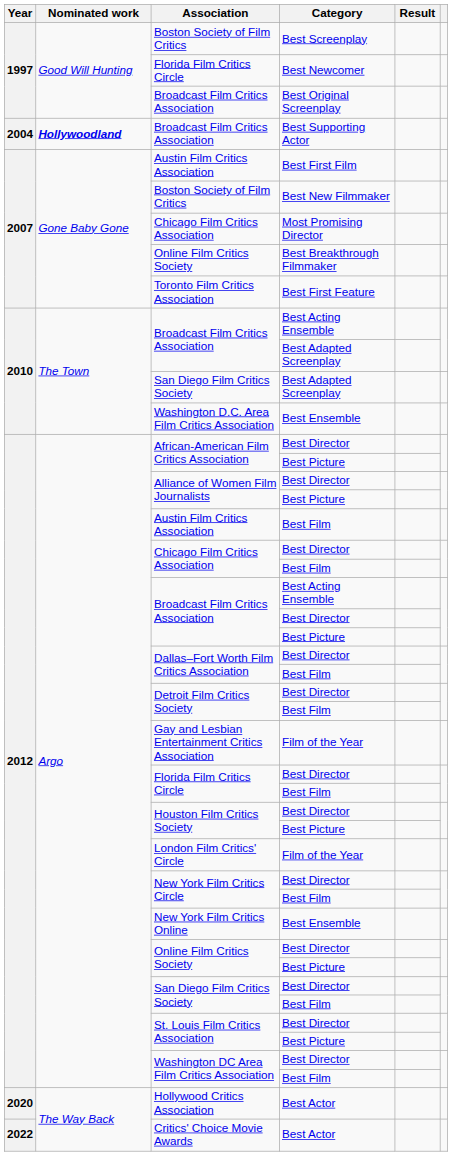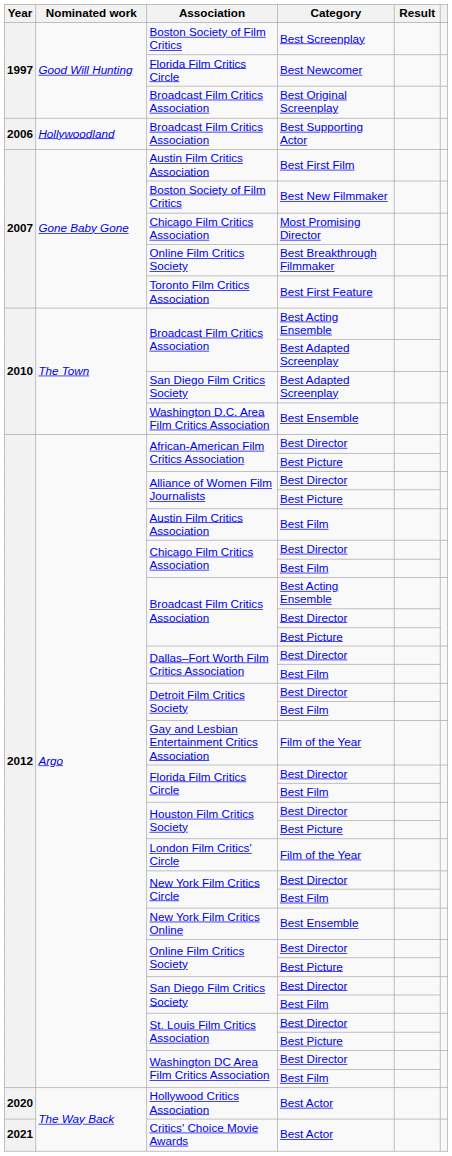(20, 133) 2004 -> (20, 133) 2006
(80, 133) bold -> (76, 133) normal
(20, 1135) 2022 -> (20, 1135) 2021
